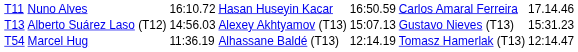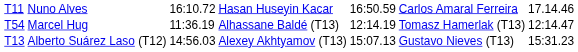rows swapped: (97, 25) <-> (58, 41)
